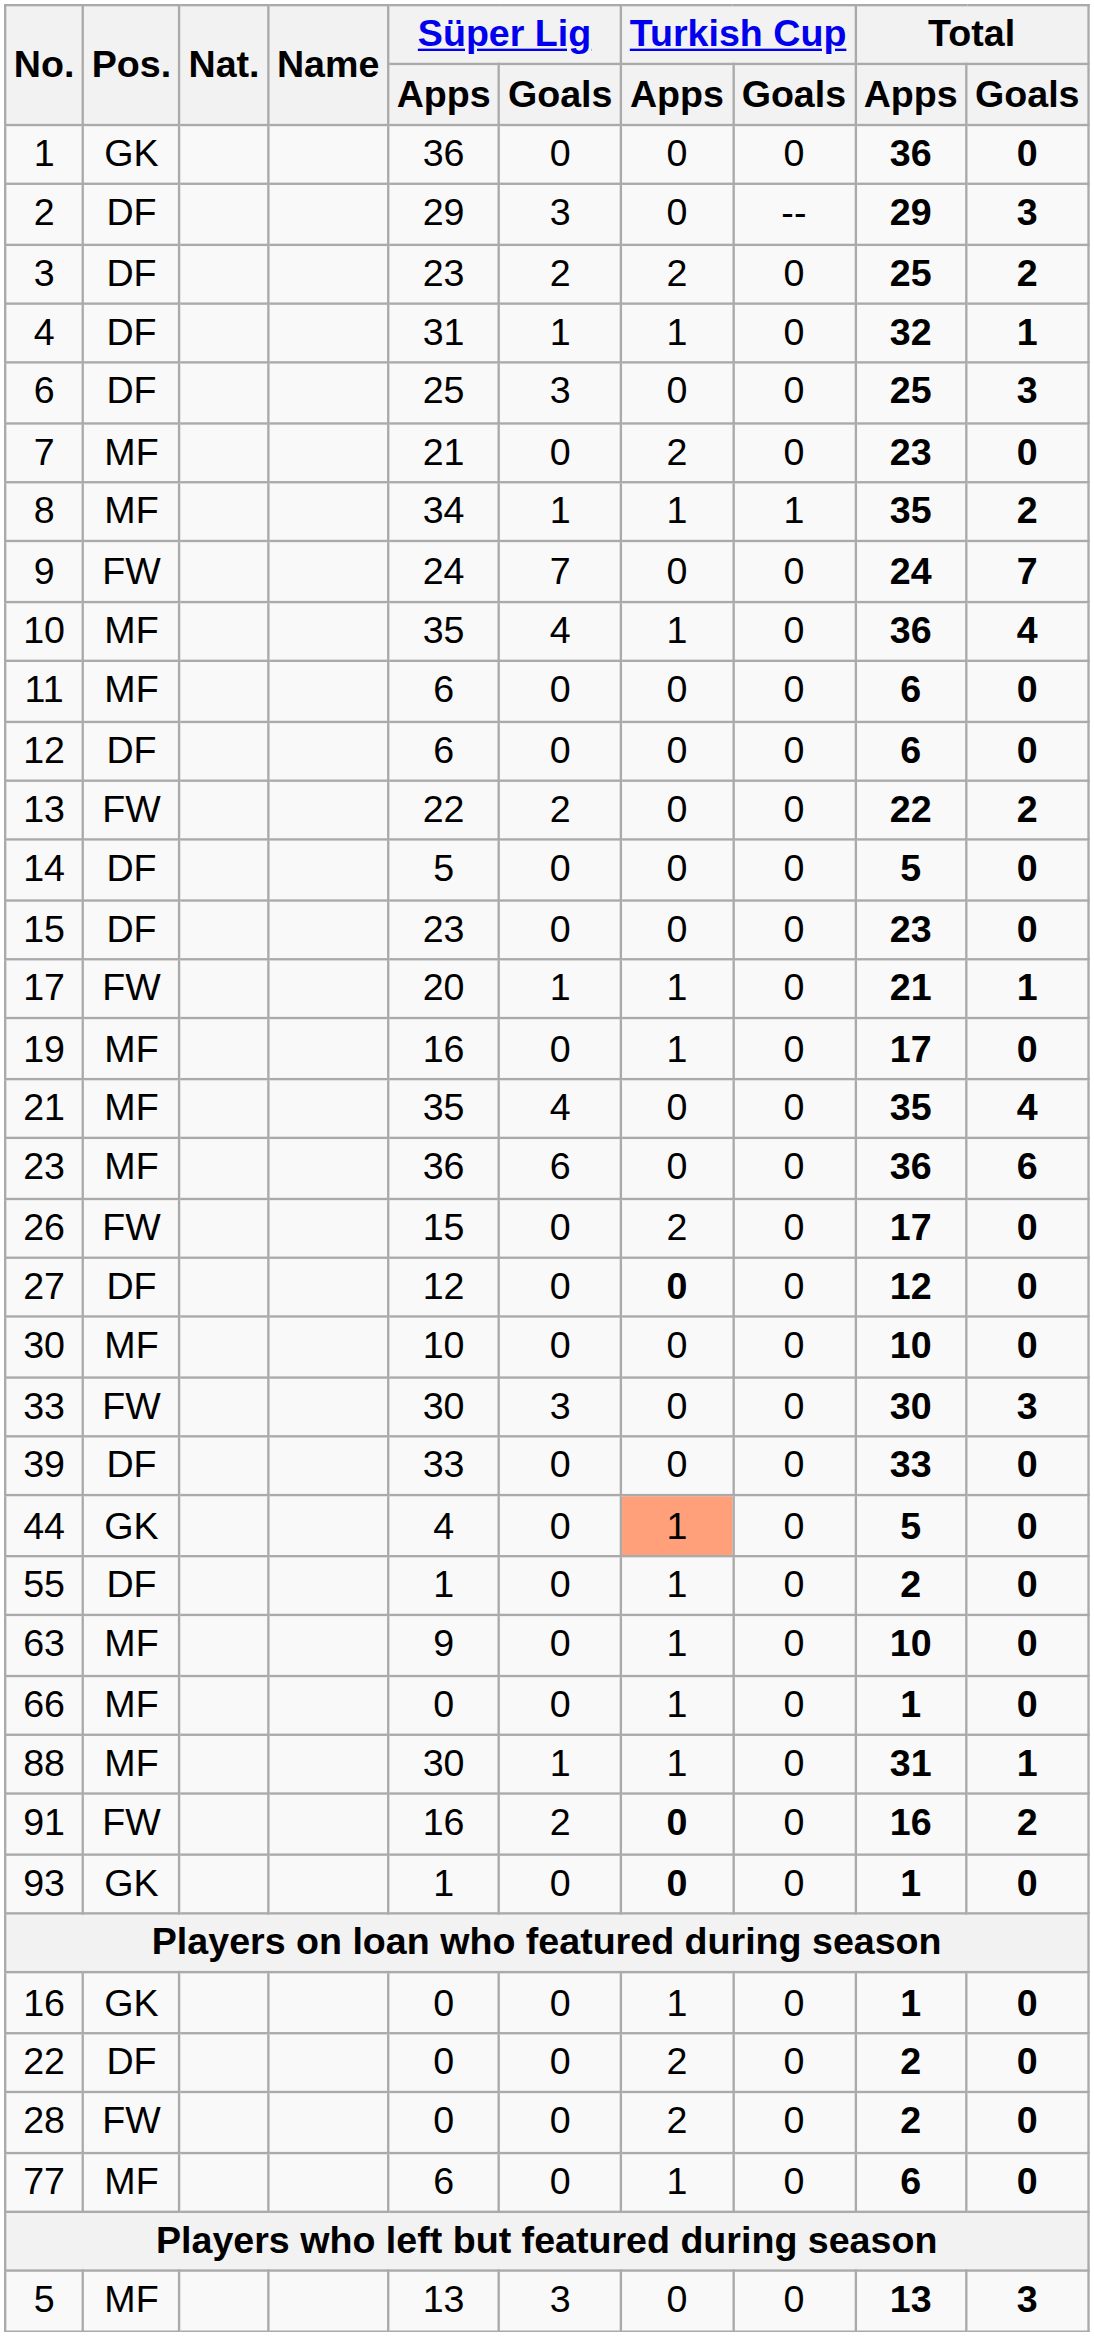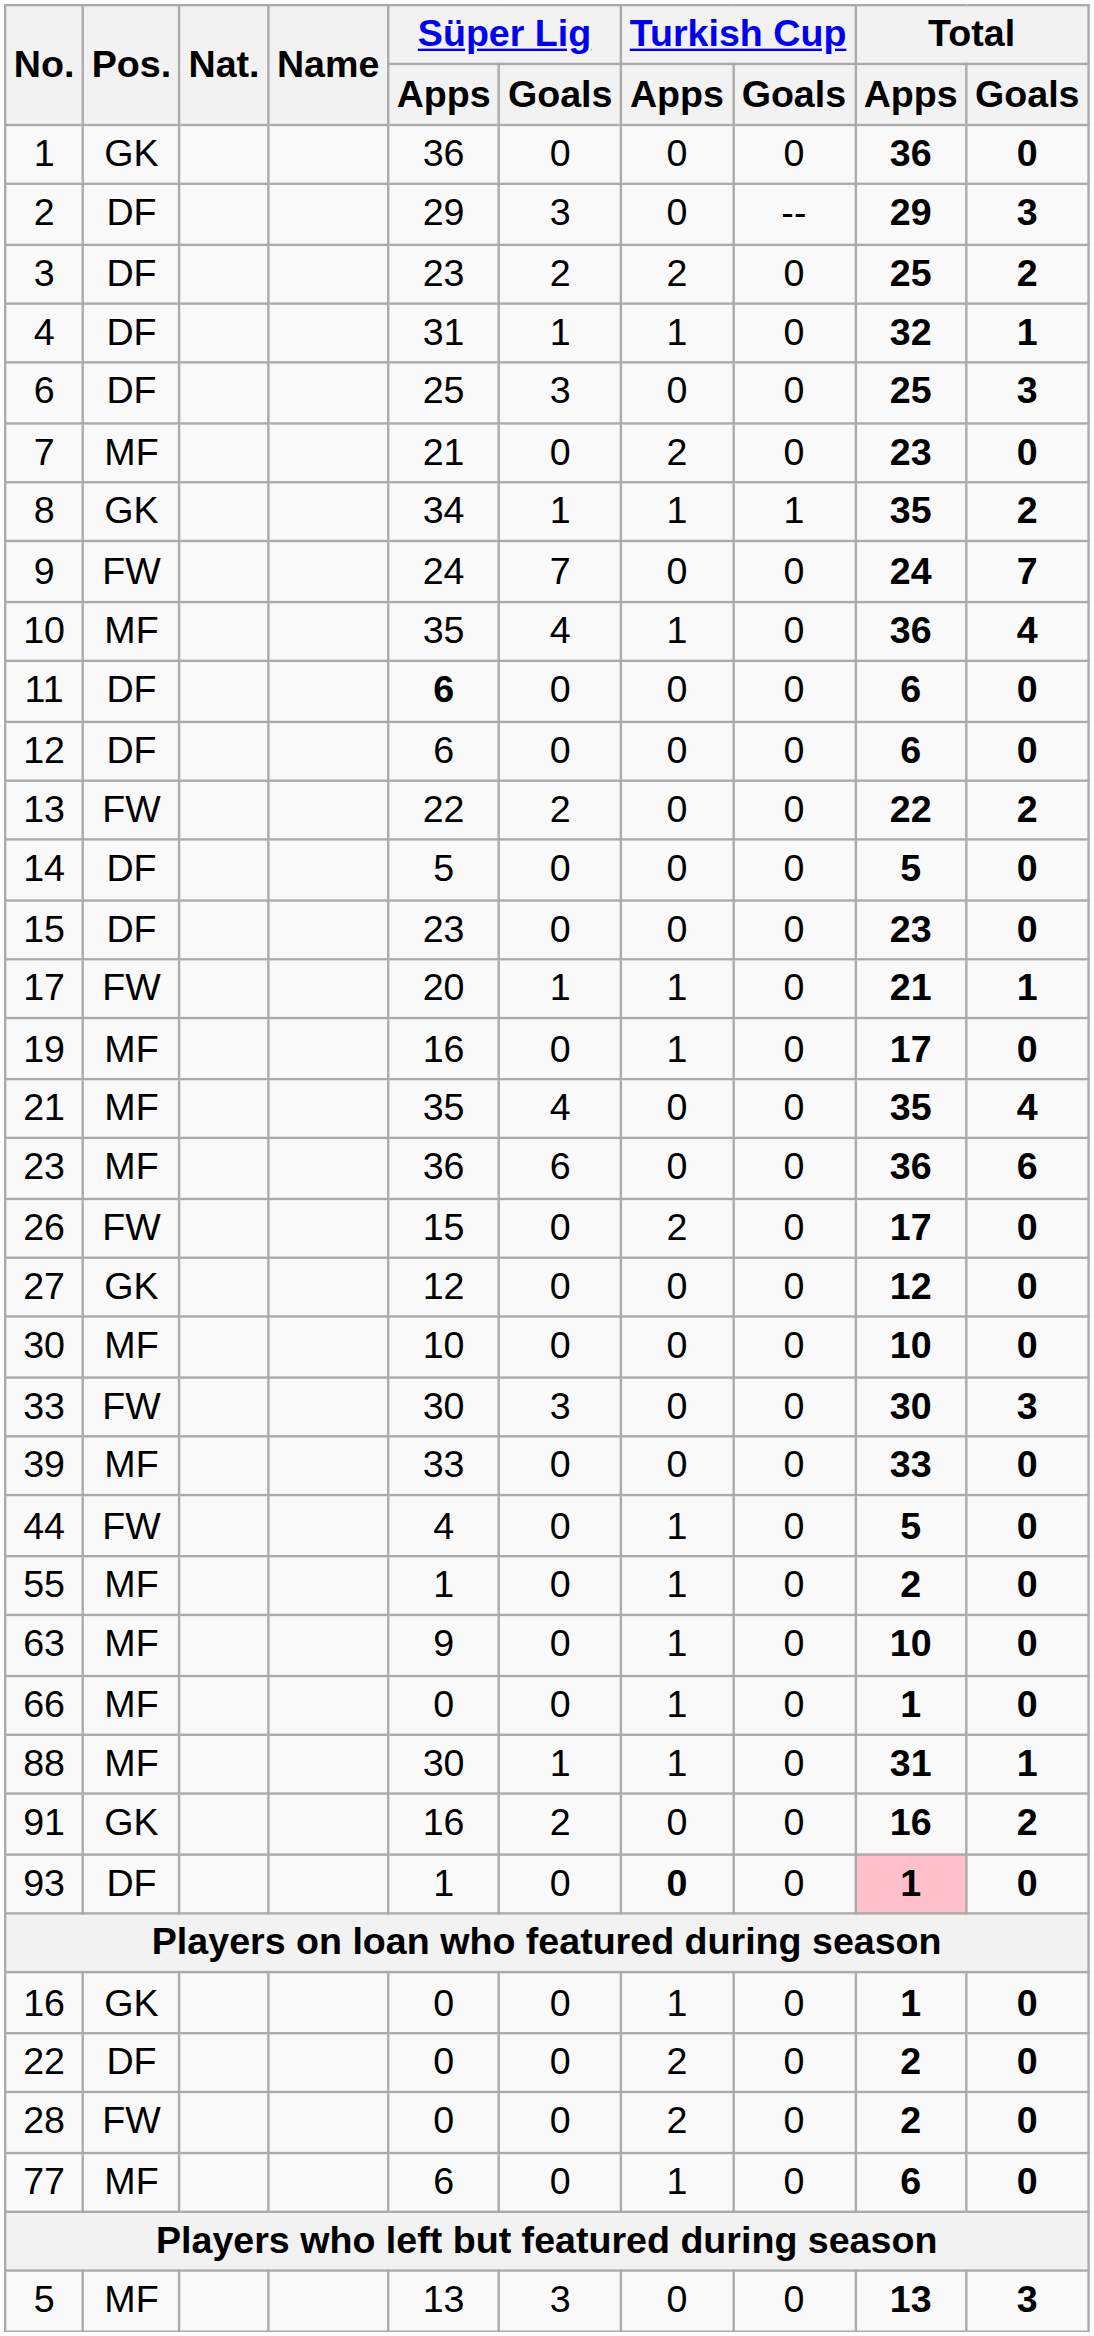(131, 511) MF -> (131, 511) GK
(131, 690) MF -> (131, 690) DF
(444, 690) normal -> (444, 690) bold
(131, 1286) DF -> (131, 1286) GK
(677, 1286) bold -> (677, 1286) normal
(131, 1465) DF -> (131, 1465) MF
(131, 1525) GK -> (131, 1525) FW
(677, 1525) lightsalmon background -> (677, 1525) no background
(131, 1584) DF -> (131, 1584) MF
(131, 1823) FW -> (131, 1823) GK
(677, 1823) bold -> (677, 1823) normal
(131, 1882) GK -> (131, 1882) DF
(911, 1882) no background -> (911, 1882) pink background
